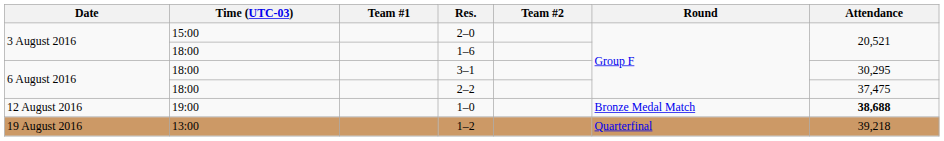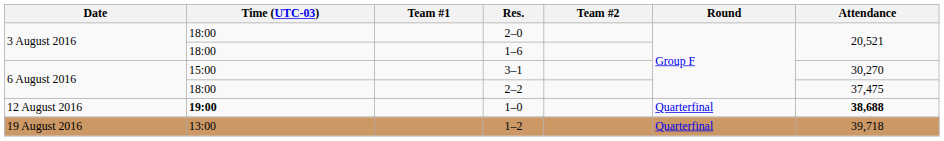(185, 32) 15:00 -> (202, 32) 18:00
(185, 70) 18:00 -> (202, 70) 15:00
(874, 70) 30,295 -> (867, 70) 30,270
(185, 107) normal -> (203, 107) bold
(645, 107) Bronze Medal Match -> (684, 107) Quarterfinal
(874, 126) 39,218 -> (867, 126) 39,718
